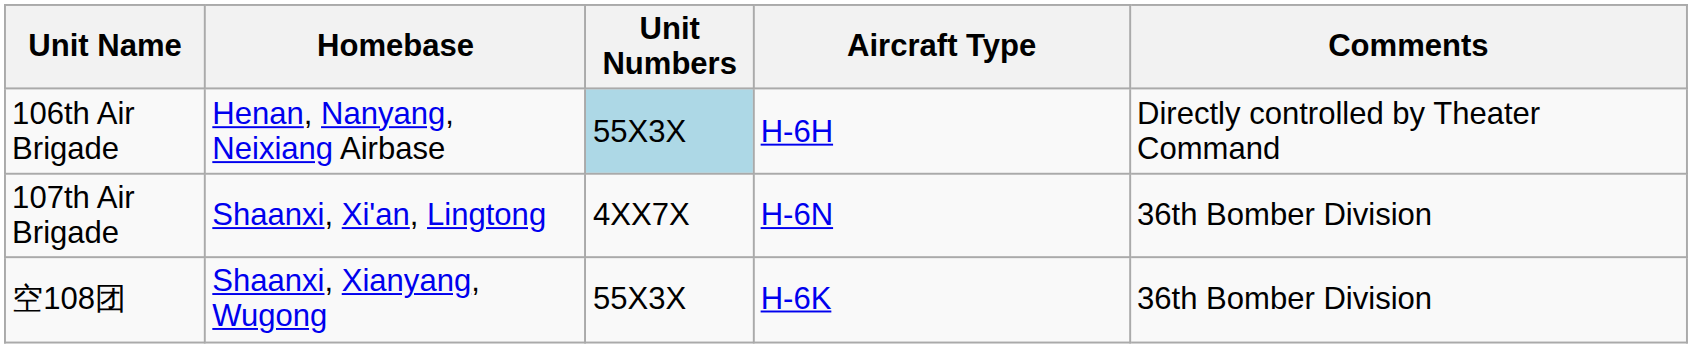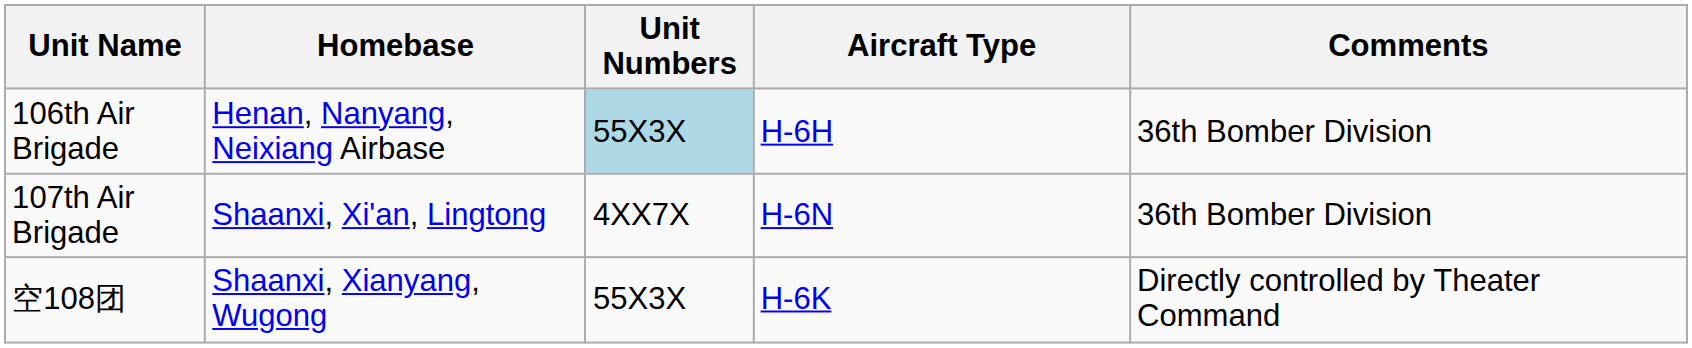(1339, 130) Directly controlled by Theater Command -> (1285, 130) 36th Bomber Division
(1285, 299) 36th Bomber Division -> (1339, 299) Directly controlled by Theater Command
